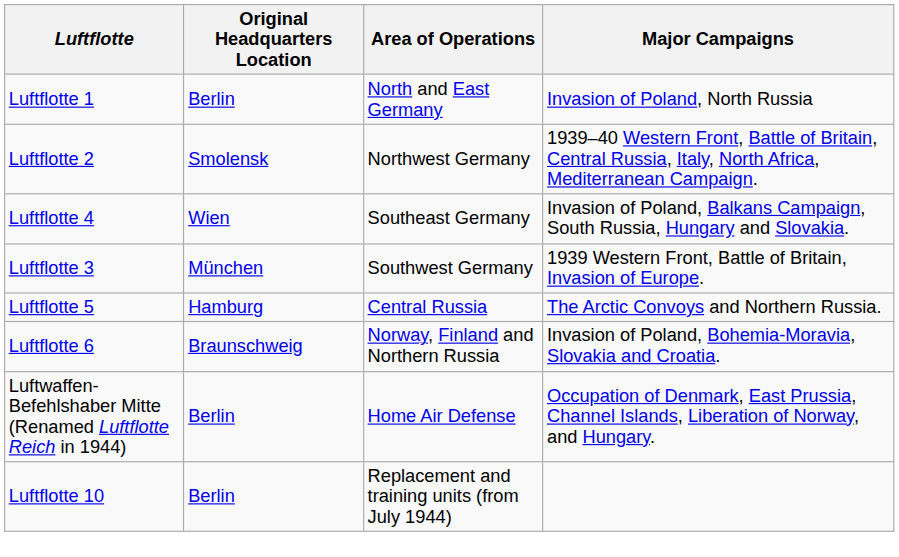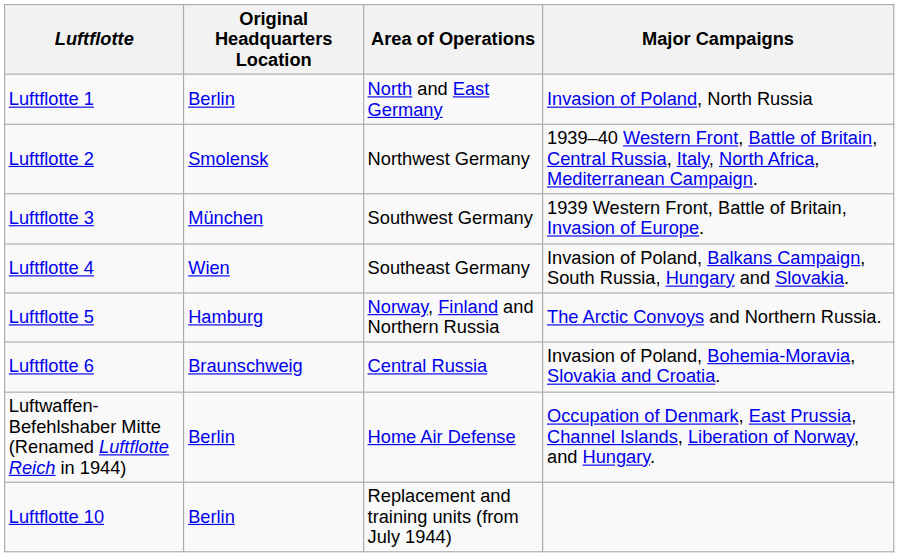rows swapped: (51, 268) <-> (51, 218)
(427, 307) Central Russia -> (451, 317) Norway, Finland and Northern Russia
(451, 346) Norway, Finland and Northern Russia -> (427, 366) Central Russia
